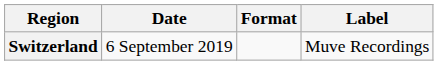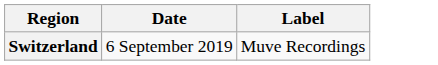- column: (269, 18)
